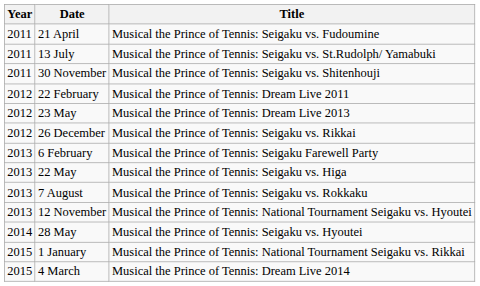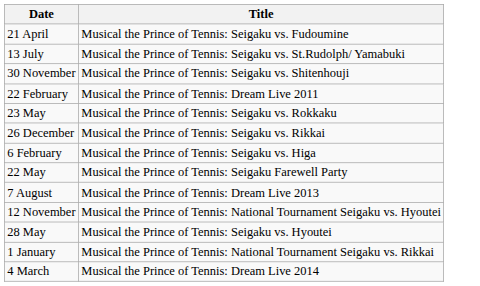- column: (20, 14)
(231, 113) Musical the Prince of Tennis: Dream Live 2013 -> (209, 113) Musical the Prince of Tennis: Seigaku vs. Rokkaku
(245, 152) Musical the Prince of Tennis: Seigaku Farewell Party -> (199, 152) Musical the Prince of Tennis: Seigaku vs. Higa
(229, 172) Musical the Prince of Tennis: Seigaku vs. Higa -> (214, 172) Musical the Prince of Tennis: Seigaku Farewell Party
(240, 192) Musical the Prince of Tennis: Seigaku vs. Rokkaku -> (200, 192) Musical the Prince of Tennis: Dream Live 2013
